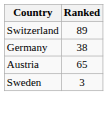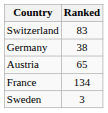(82, 30) 89 -> (82, 30) 83
+ row: (22, 82)
